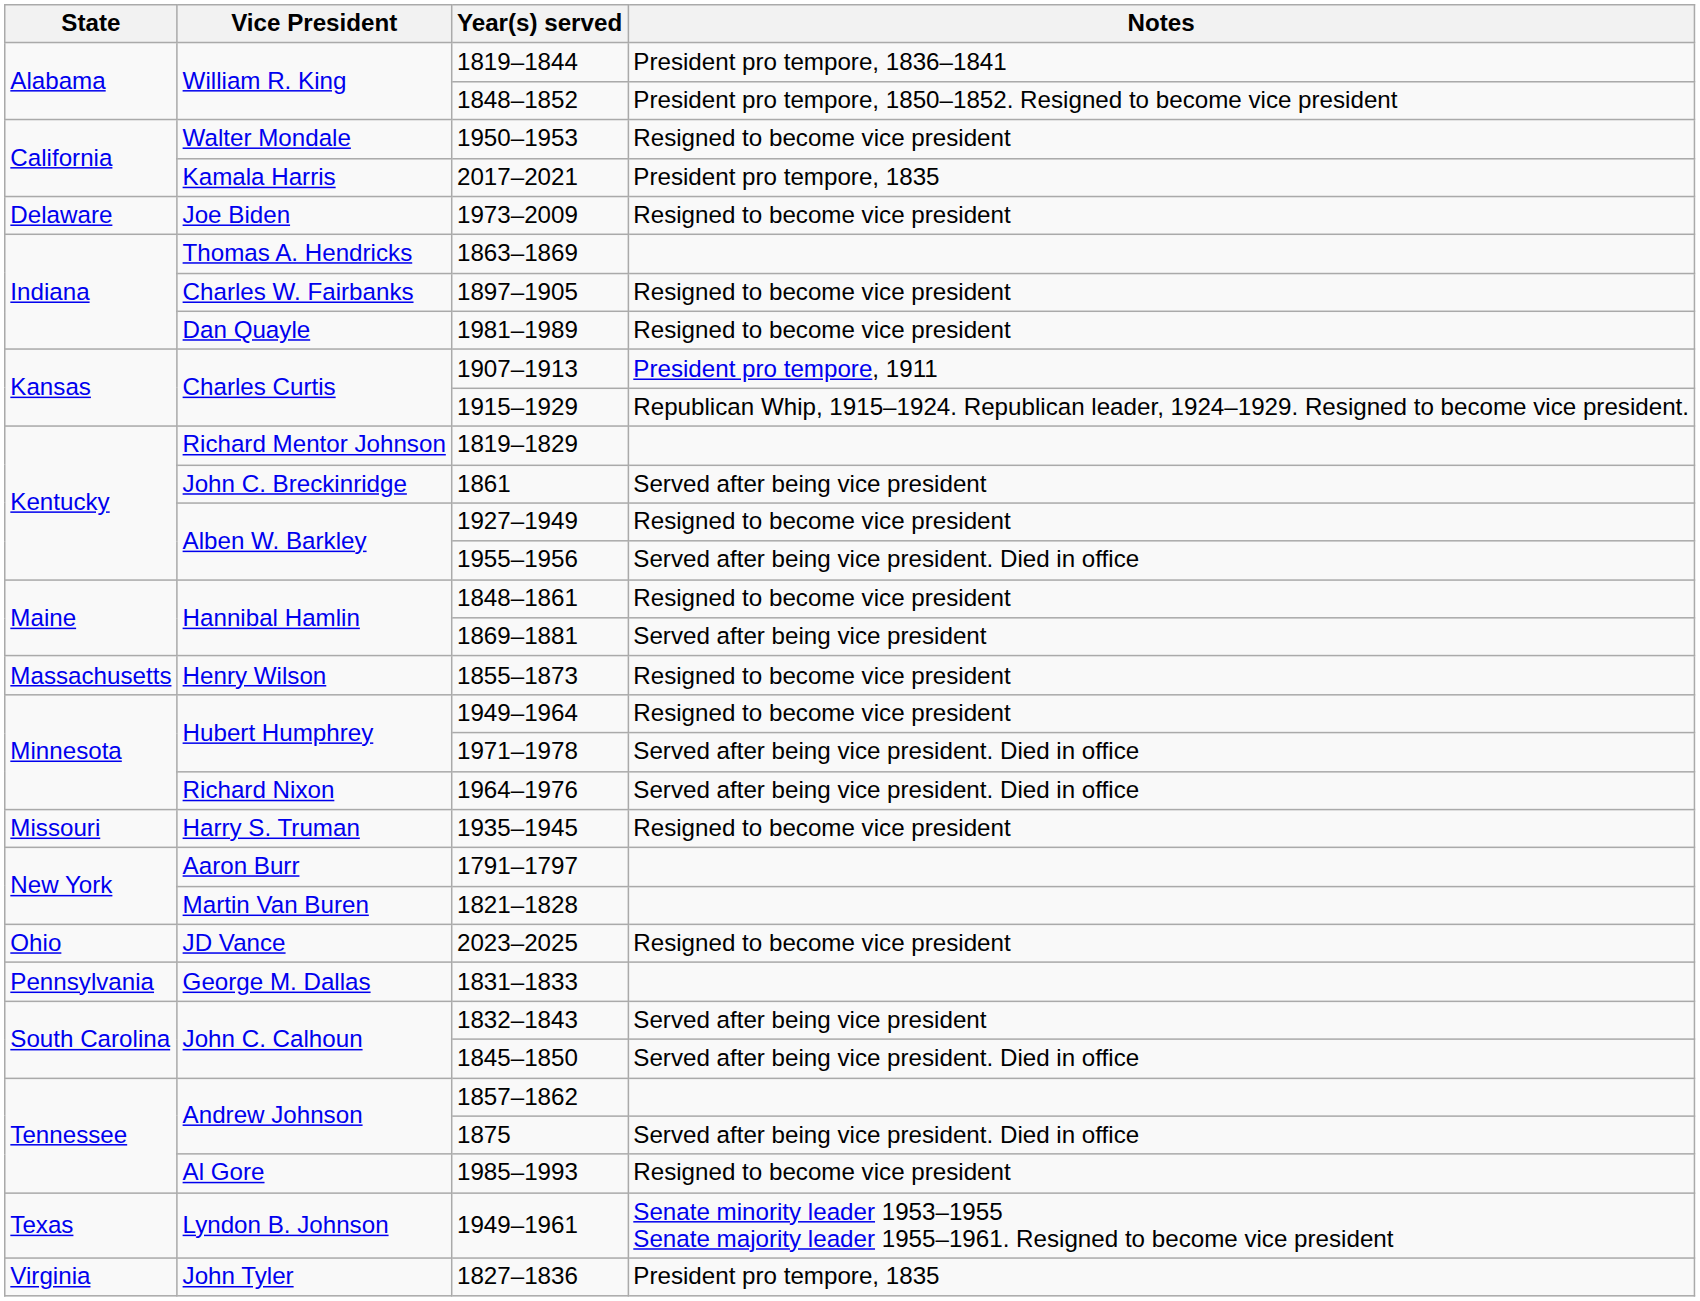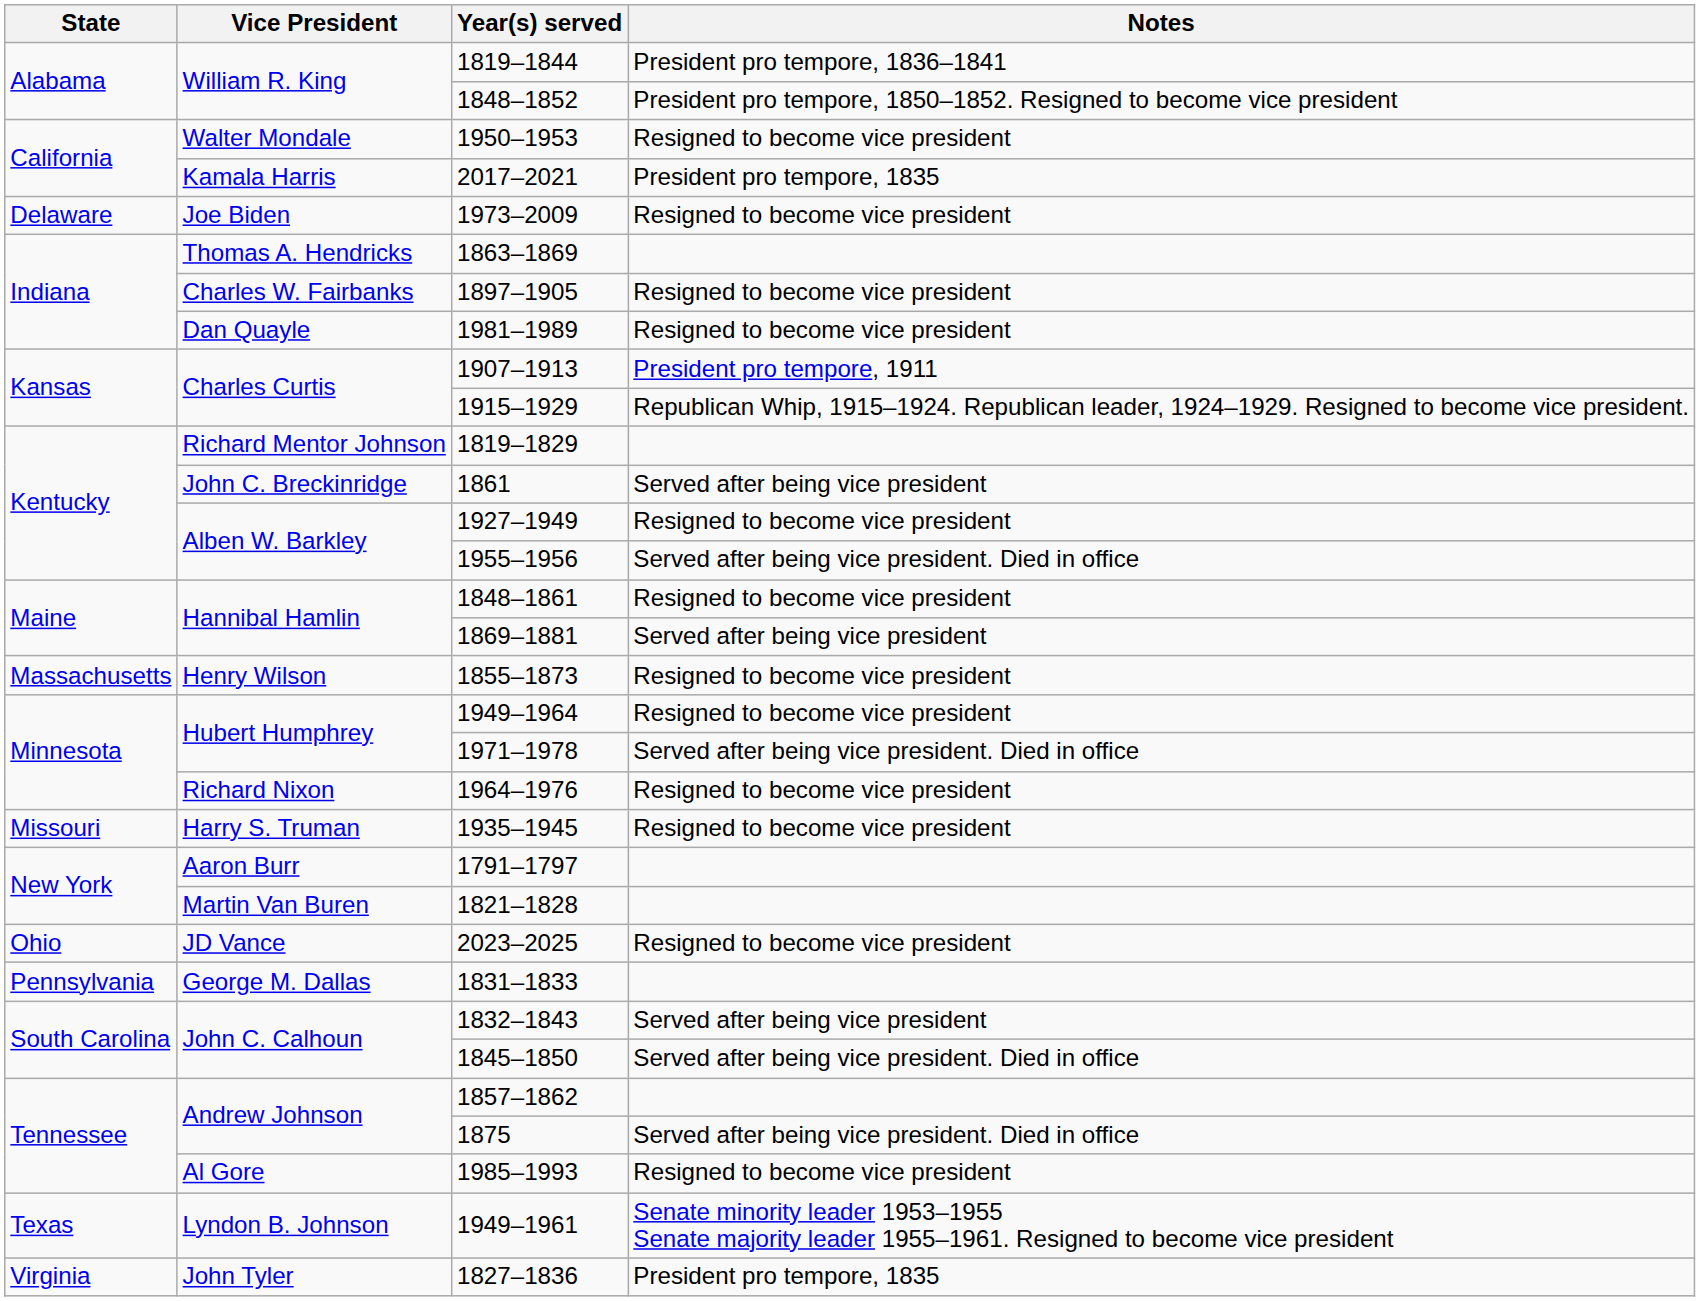(886, 789) Served after being vice president. Died in office -> (822, 789) Resigned to become vice president
